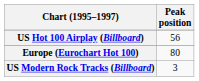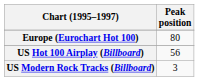rows swapped: (80, 53) <-> (80, 38)
